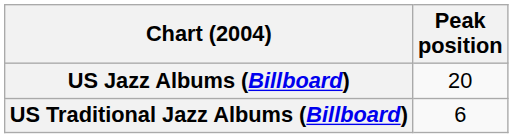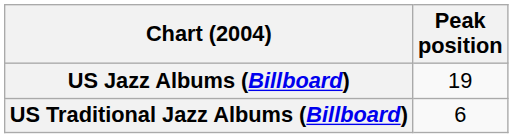(460, 80) 20 -> (460, 80) 19
